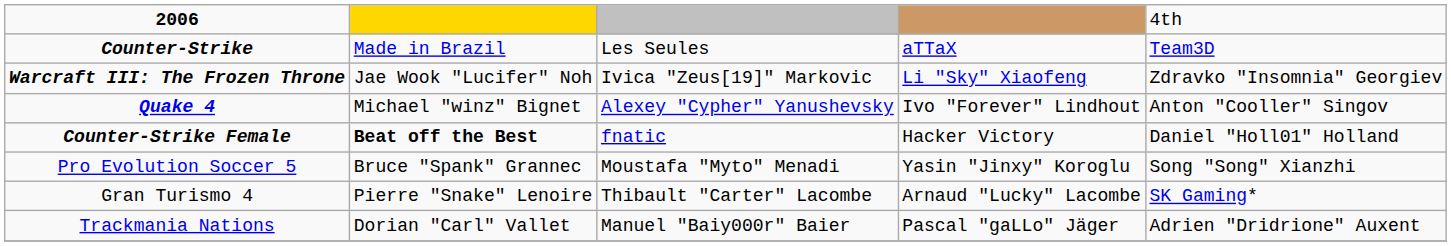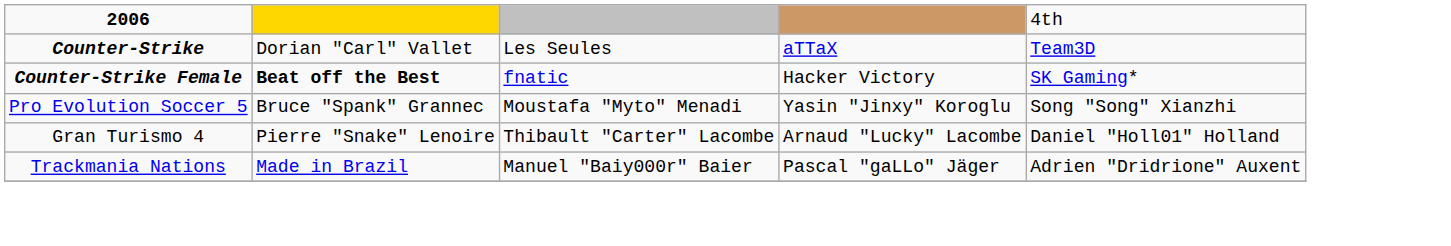(430, 49) Made in Brazil -> (365, 49) Dorian "Carl" Vallet
- row: (177, 78)
- row: (177, 108)
(1274, 137) Daniel "Holl01" Holland -> (1084, 78) SK Gaming*
(1204, 196) SK Gaming* -> (1155, 137) Daniel "Holl01" Holland
(462, 226) Dorian "Carl" Vallet -> (332, 167) Made in Brazil
